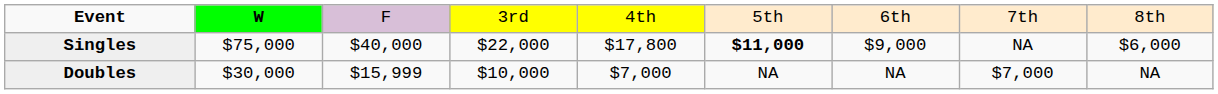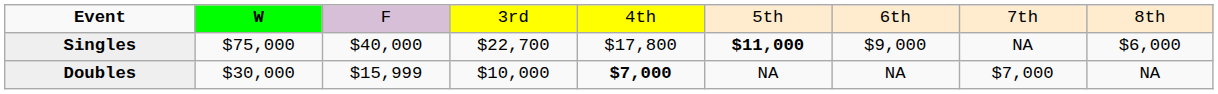(513, 47) $22,000 -> (513, 47) $22,700
(641, 75) normal -> (641, 75) bold
